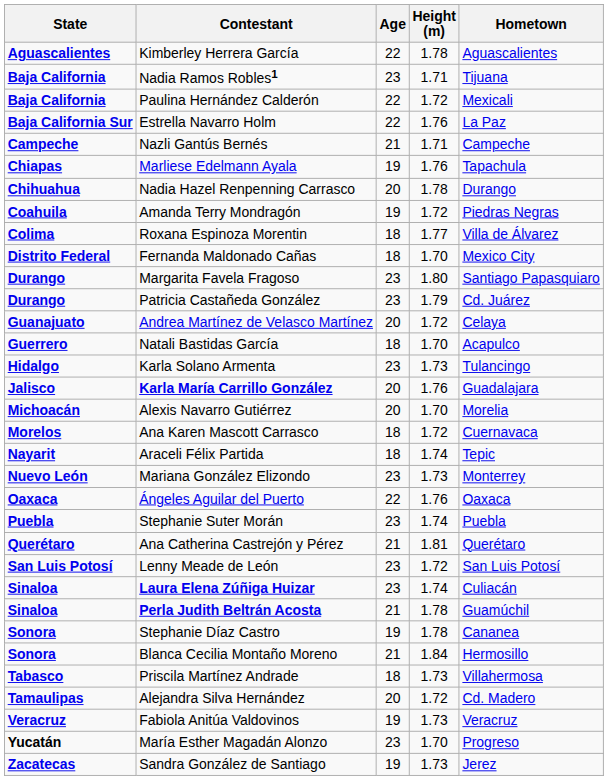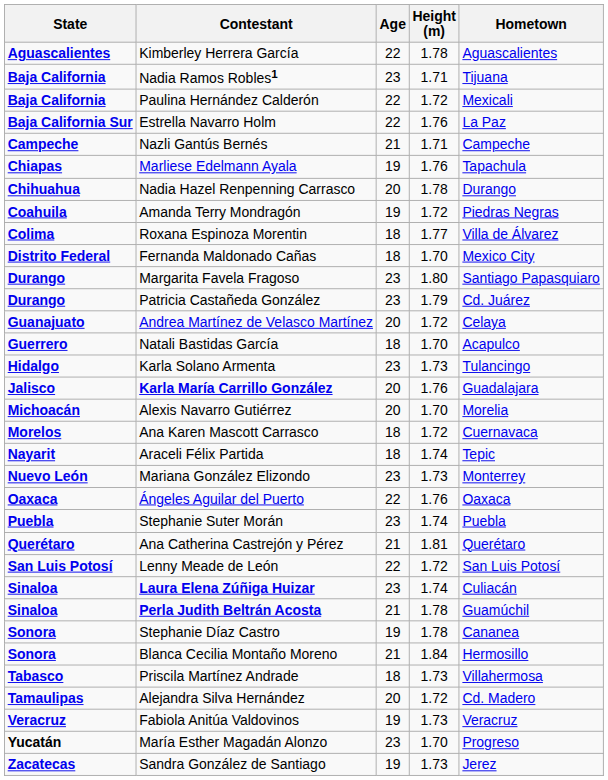(393, 565) 23 -> (393, 565) 22
